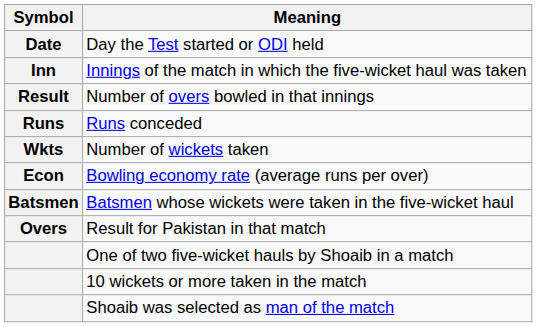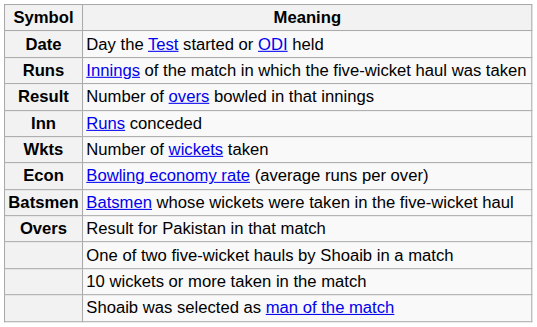(43, 70) Inn -> (43, 70) Runs
(43, 123) Runs -> (43, 123) Inn
